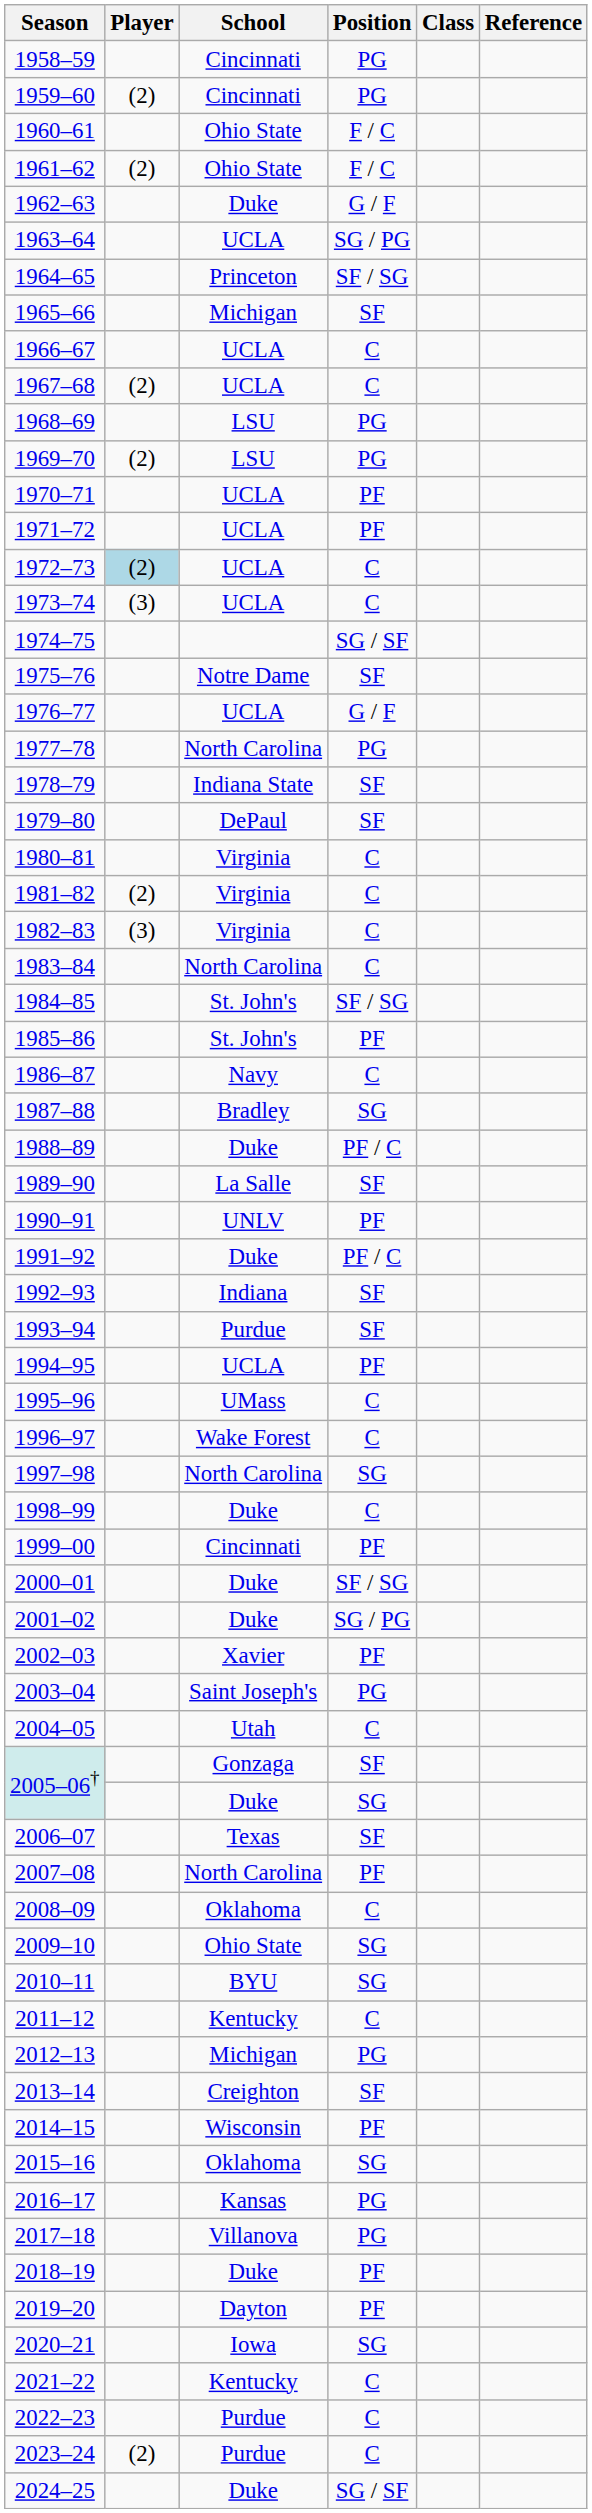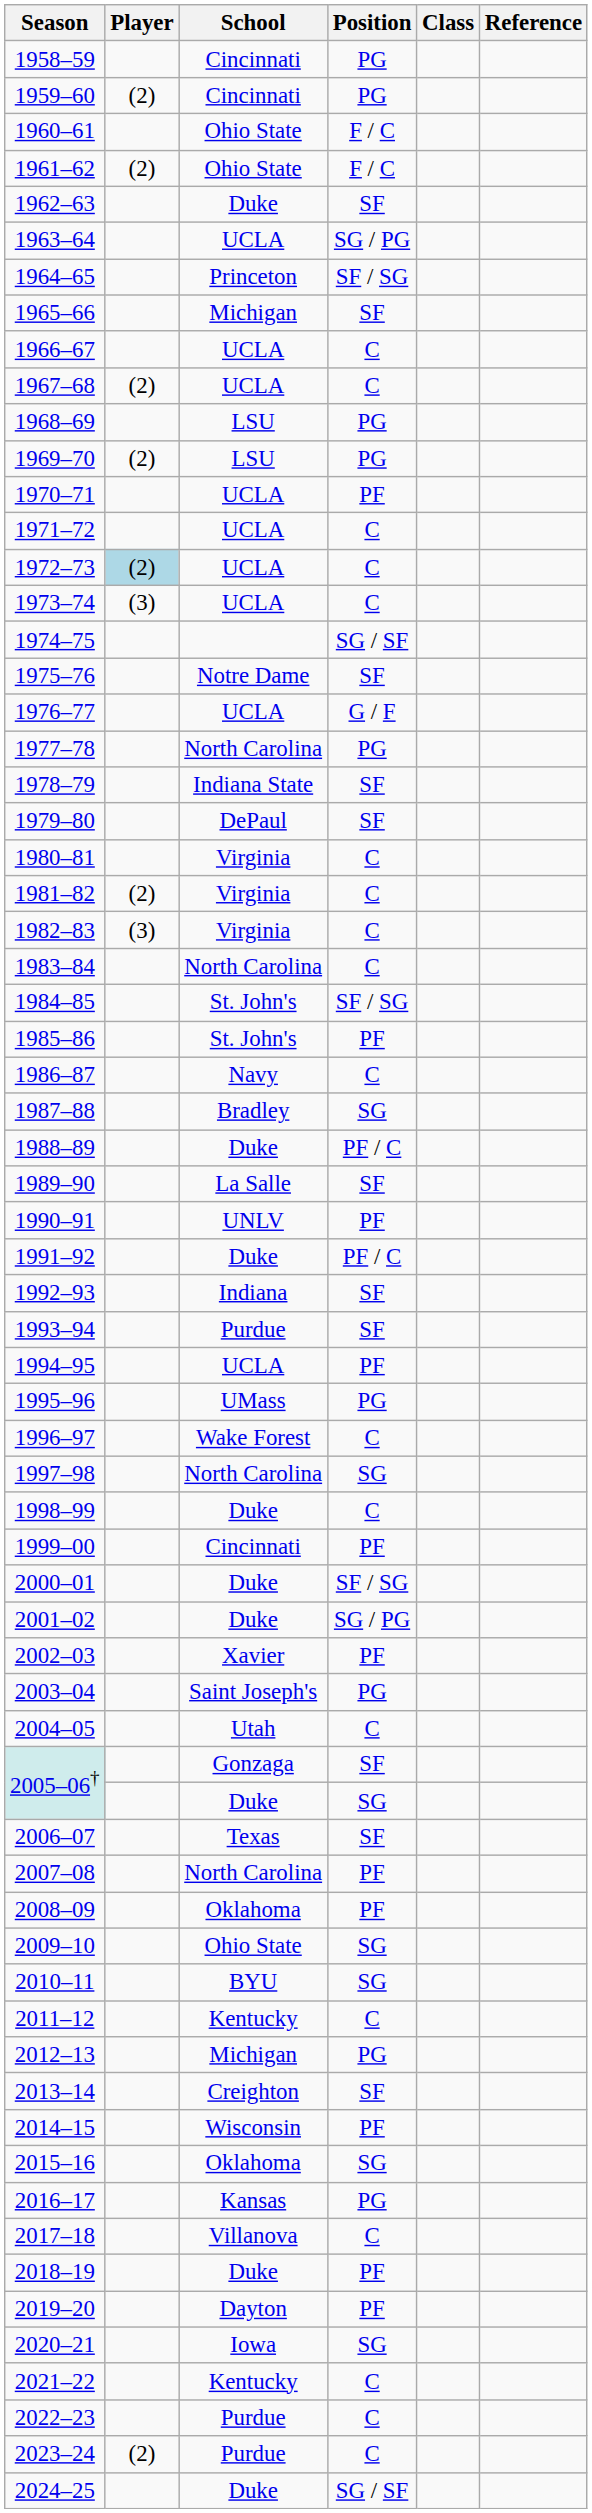(372, 204) G / F -> (372, 204) SF
(372, 530) PF -> (372, 530) C
(372, 1401) C -> (372, 1401) PG
(372, 1909) C -> (372, 1909) PF
(372, 2236) PG -> (372, 2236) C
